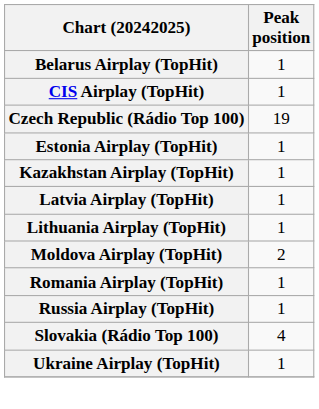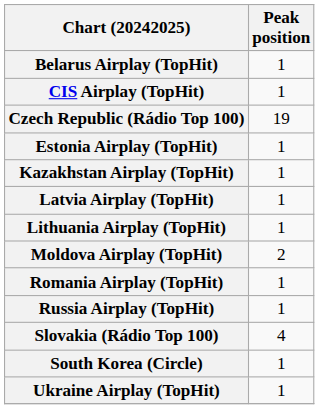+ row: (126, 363)
